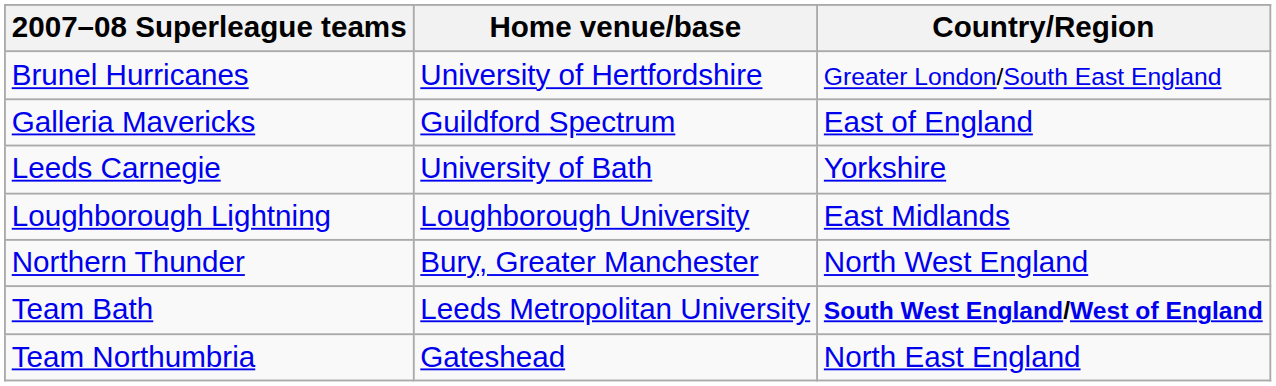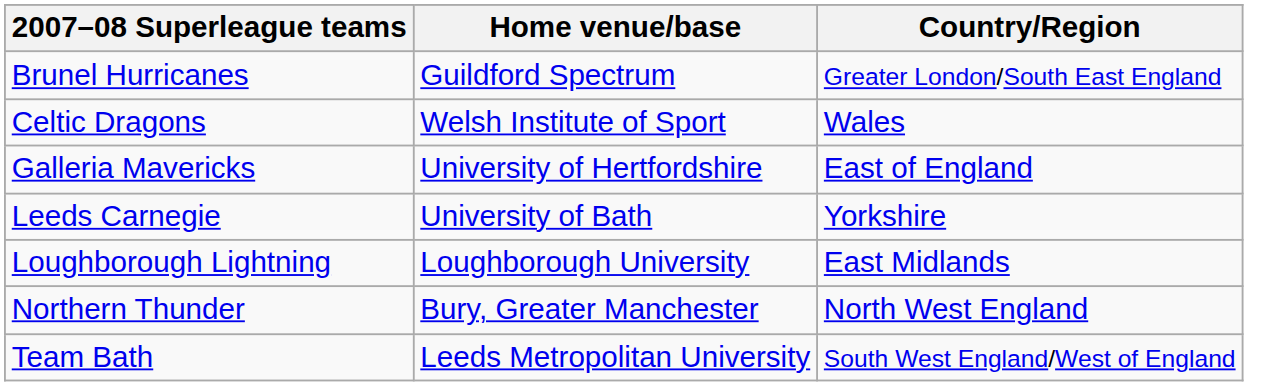(591, 74) University of Hertfordshire -> (548, 74) Guildford Spectrum
+ row: (109, 121)
(548, 121) Guildford Spectrum -> (591, 168) University of Hertfordshire
(1043, 309) bold -> (1030, 358) normal
- row: (133, 356)
